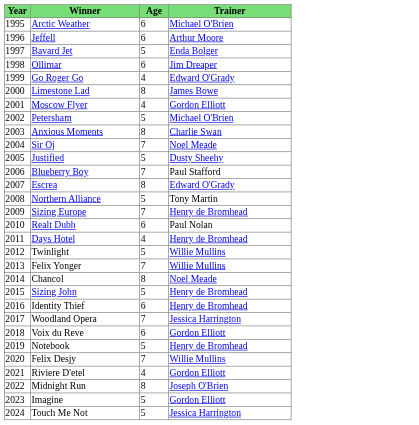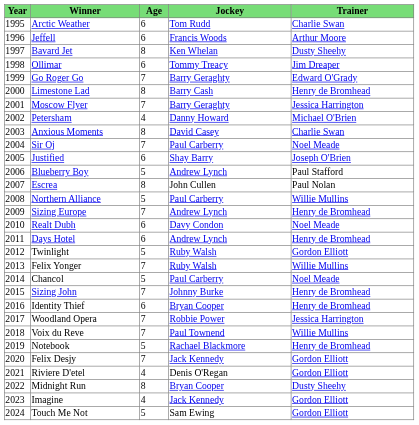+ column: (230, 11)
(202, 24) Michael O'Brien -> (318, 24) Charlie Swan
(143, 51) 5 -> (143, 51) 8
(194, 51) Enda Bolger -> (319, 51) Dusty Sheehy
(143, 78) 4 -> (143, 78) 7
(194, 91) James Bowe -> (331, 91) Henry de Bromhead
(143, 104) 4 -> (143, 104) 7
(197, 104) Gordon Elliott -> (328, 104) Jessica Harrington
(143, 118) 5 -> (143, 118) 4
(143, 158) 5 -> (143, 158) 6
(196, 158) Dusty Sheehy -> (321, 158) Joseph O'Brien
(143, 172) 7 -> (143, 172) 5
(202, 185) Edward O'Grady -> (314, 185) Paul Nolan
(194, 198) Tony Martin -> (320, 198) Willie Mullins
(191, 225) Paul Nolan -> (316, 225) Noel Meade
(143, 238) 4 -> (143, 238) 6
(198, 252) Willie Mullins -> (320, 252) Gordon Elliott
(143, 279) 8 -> (143, 279) 5
(143, 292) 5 -> (143, 292) 7
(143, 332) 6 -> (143, 332) 7
(197, 332) Gordon Elliott -> (320, 332) Willie Mullins
(198, 359) Willie Mullins -> (320, 359) Gordon Elliott
(199, 386) Joseph O'Brien -> (319, 386) Dusty Sheehy
(143, 399) 5 -> (143, 399) 4
(205, 413) Jessica Harrington -> (320, 413) Gordon Elliott
